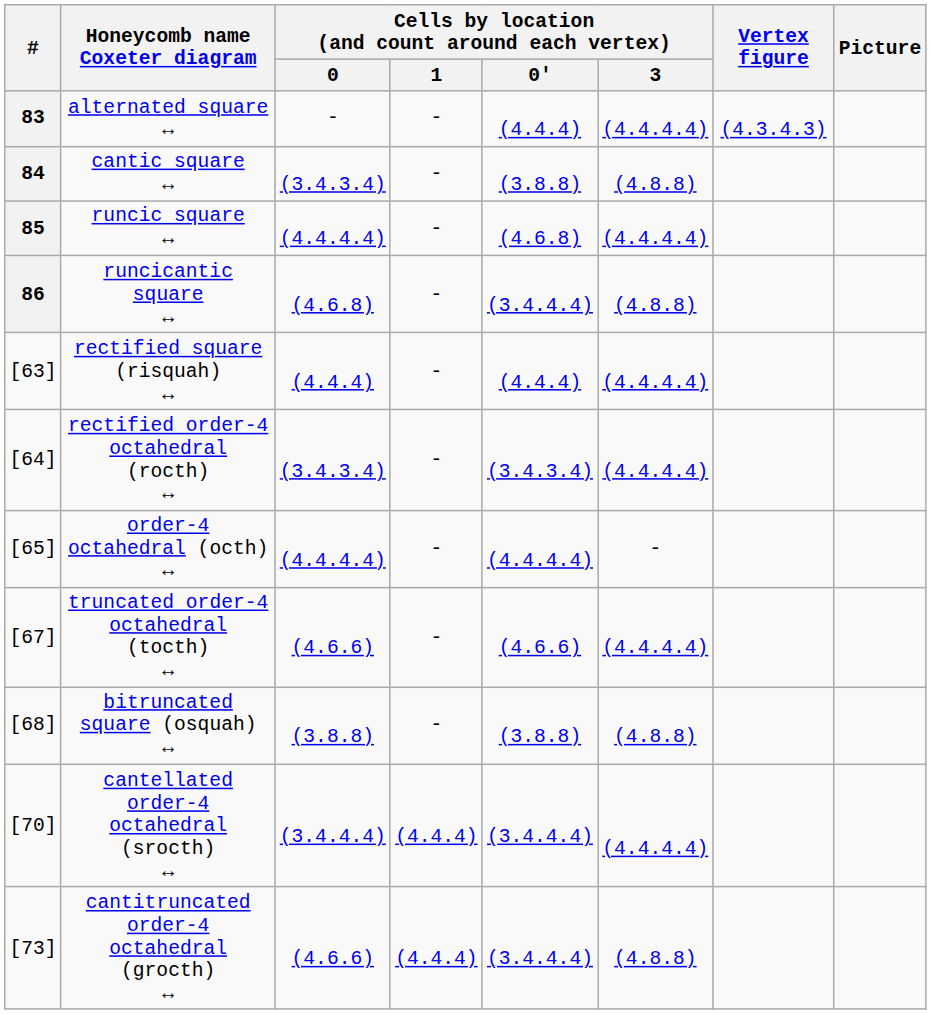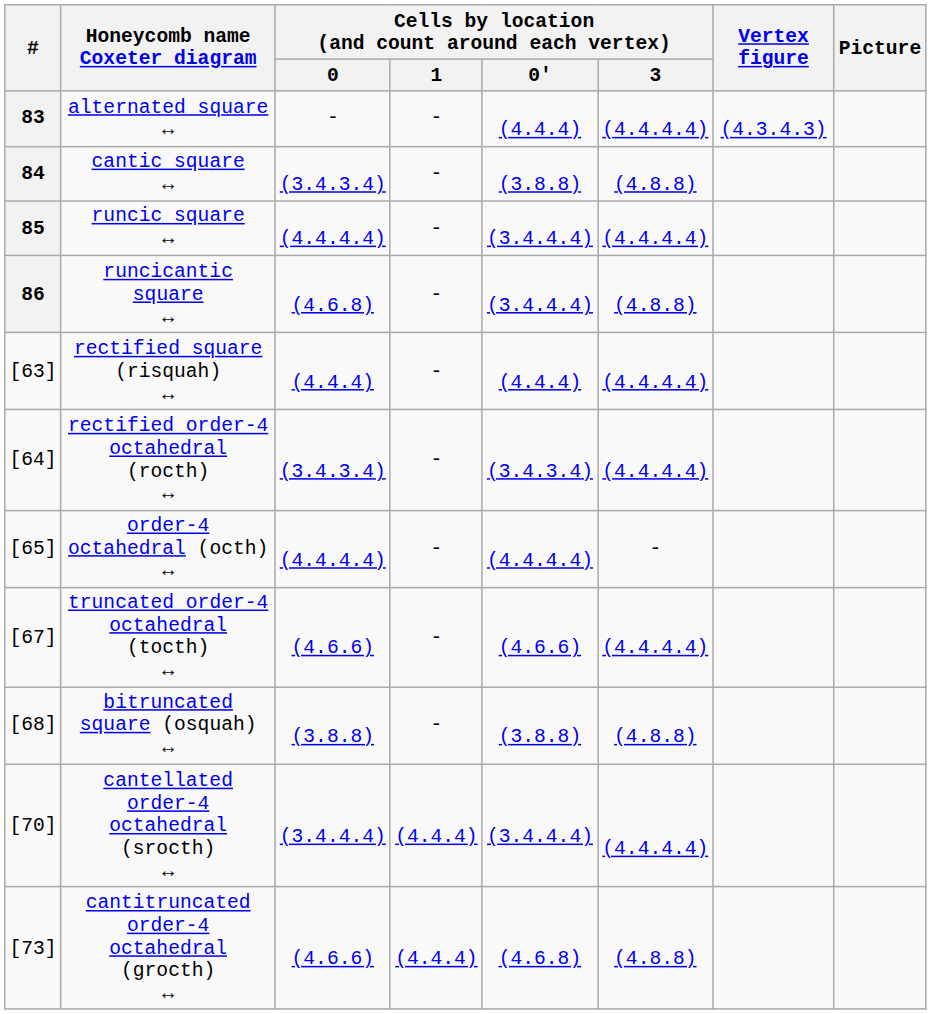(540, 239) (4.6.8) -> (540, 239) (3.4.4.4)
(540, 960) (3.4.4.4) -> (540, 960) (4.6.8)
